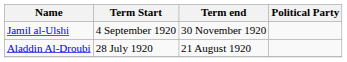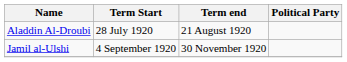rows swapped: (49, 48) <-> (38, 30)
